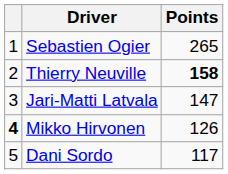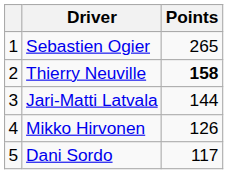(204, 100) 147 -> (204, 100) 144
(13, 127) bold -> (13, 127) normal
